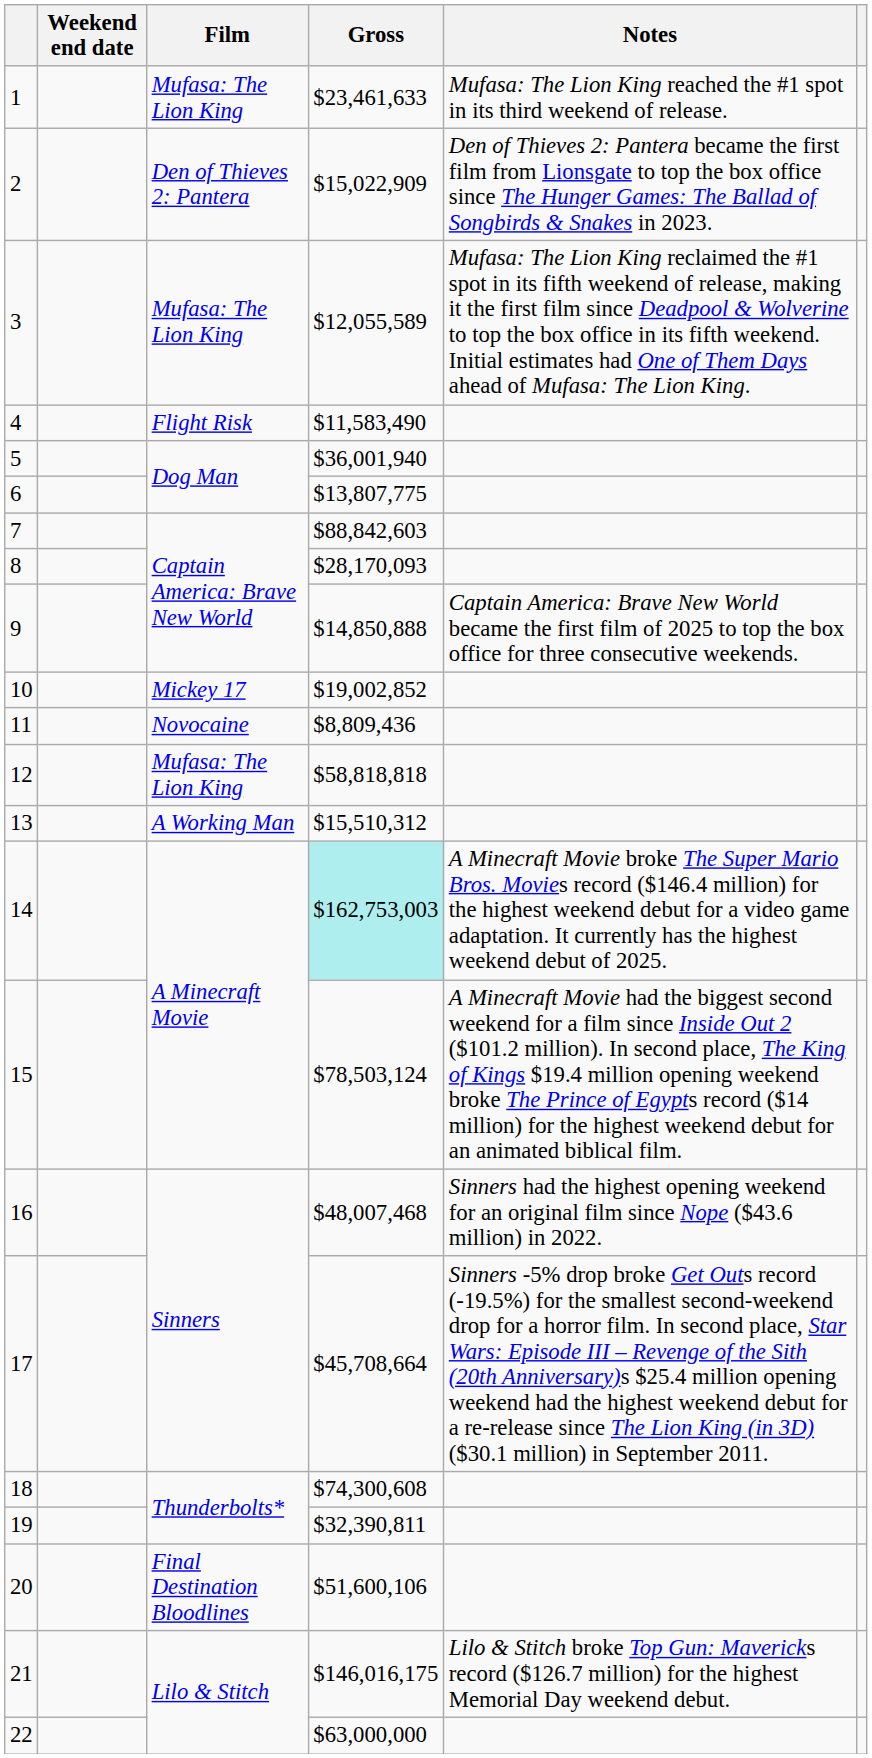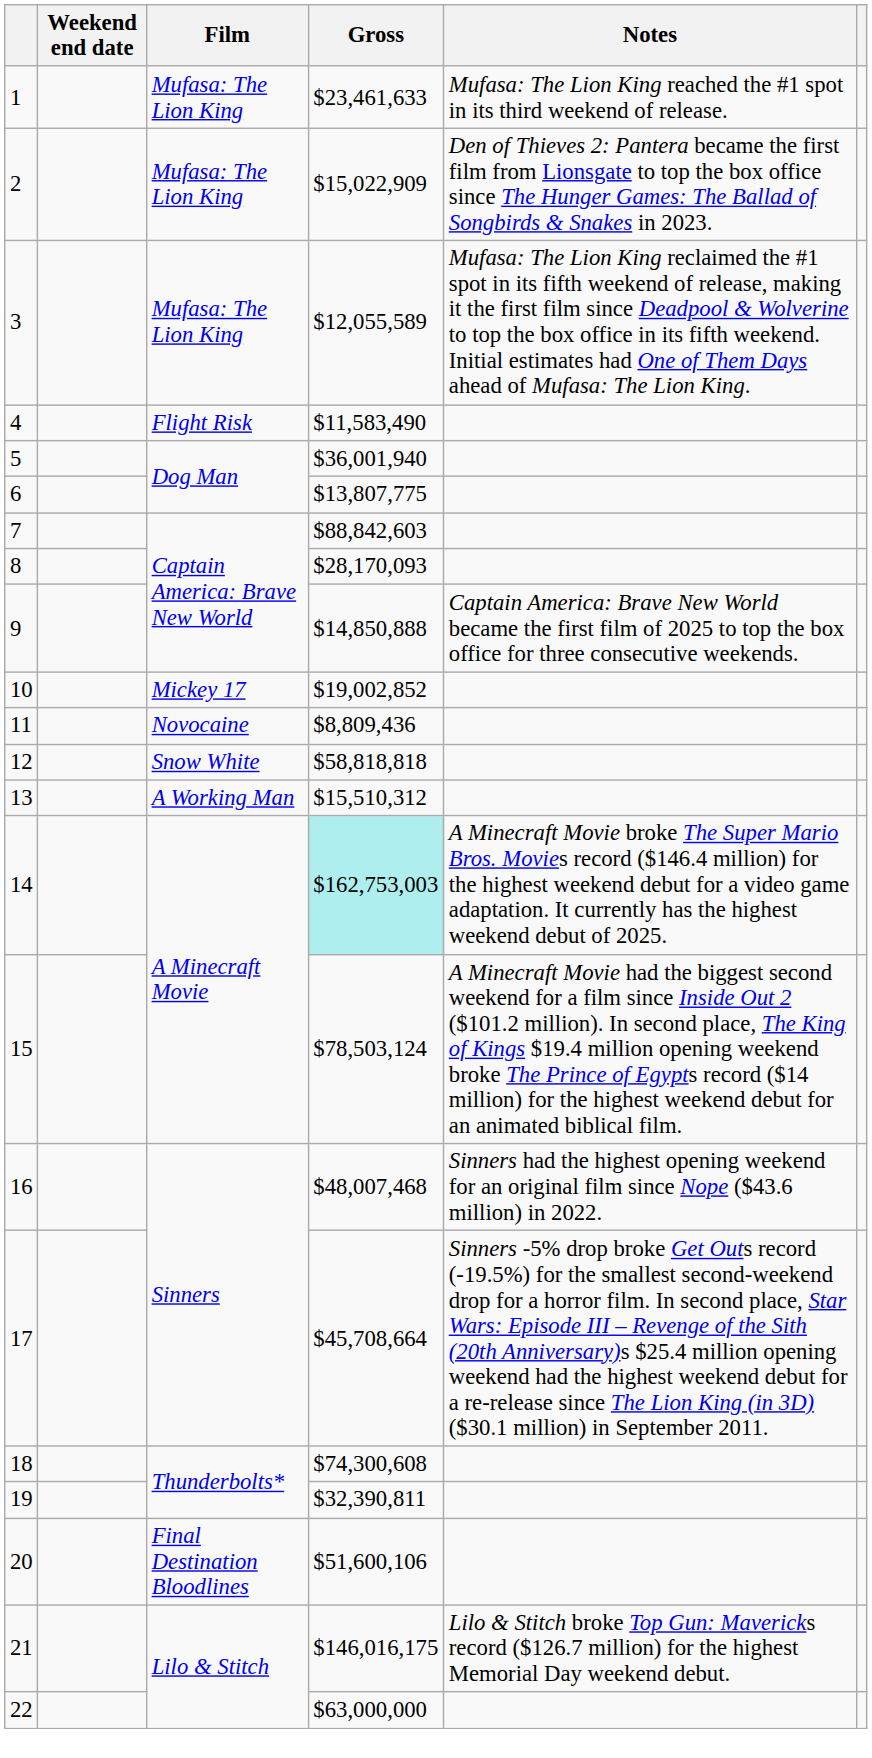(220, 184) Den of Thieves 2: Pantera -> (209, 184) Mufasa: The Lion King
(209, 774) Mufasa: The Lion King -> (206, 761) Snow White
